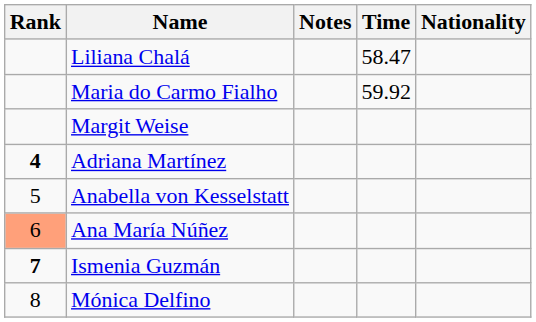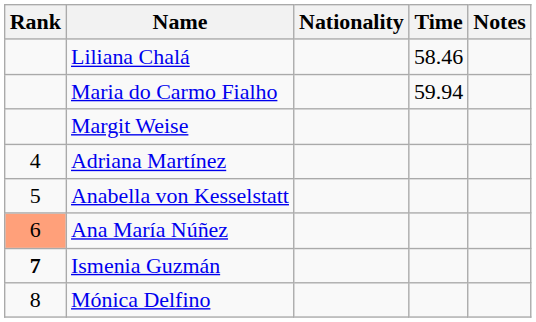columns swapped: (473, 21) <-> (325, 21)
(386, 56) 58.47 -> (439, 56) 58.46
(386, 91) 59.92 -> (439, 91) 59.94
(35, 160) bold -> (35, 160) normal
